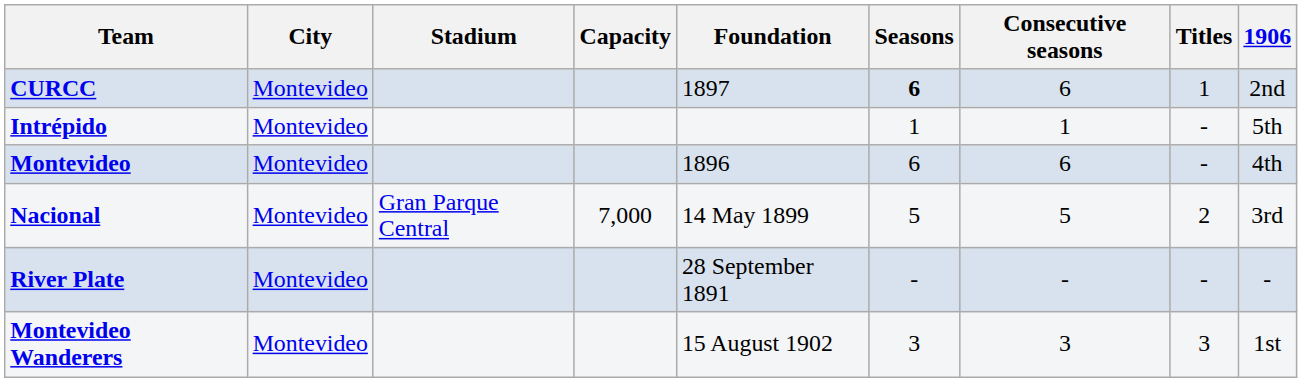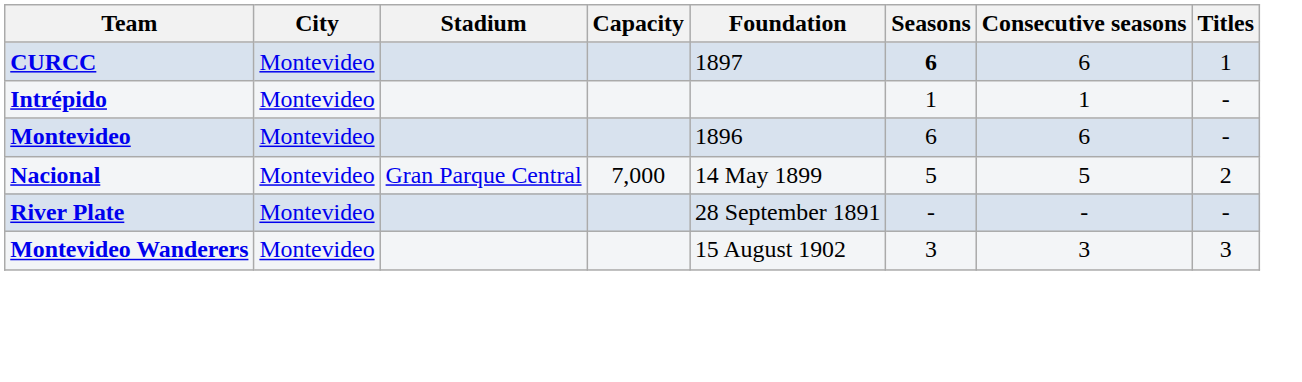- column: (1267, 36)
